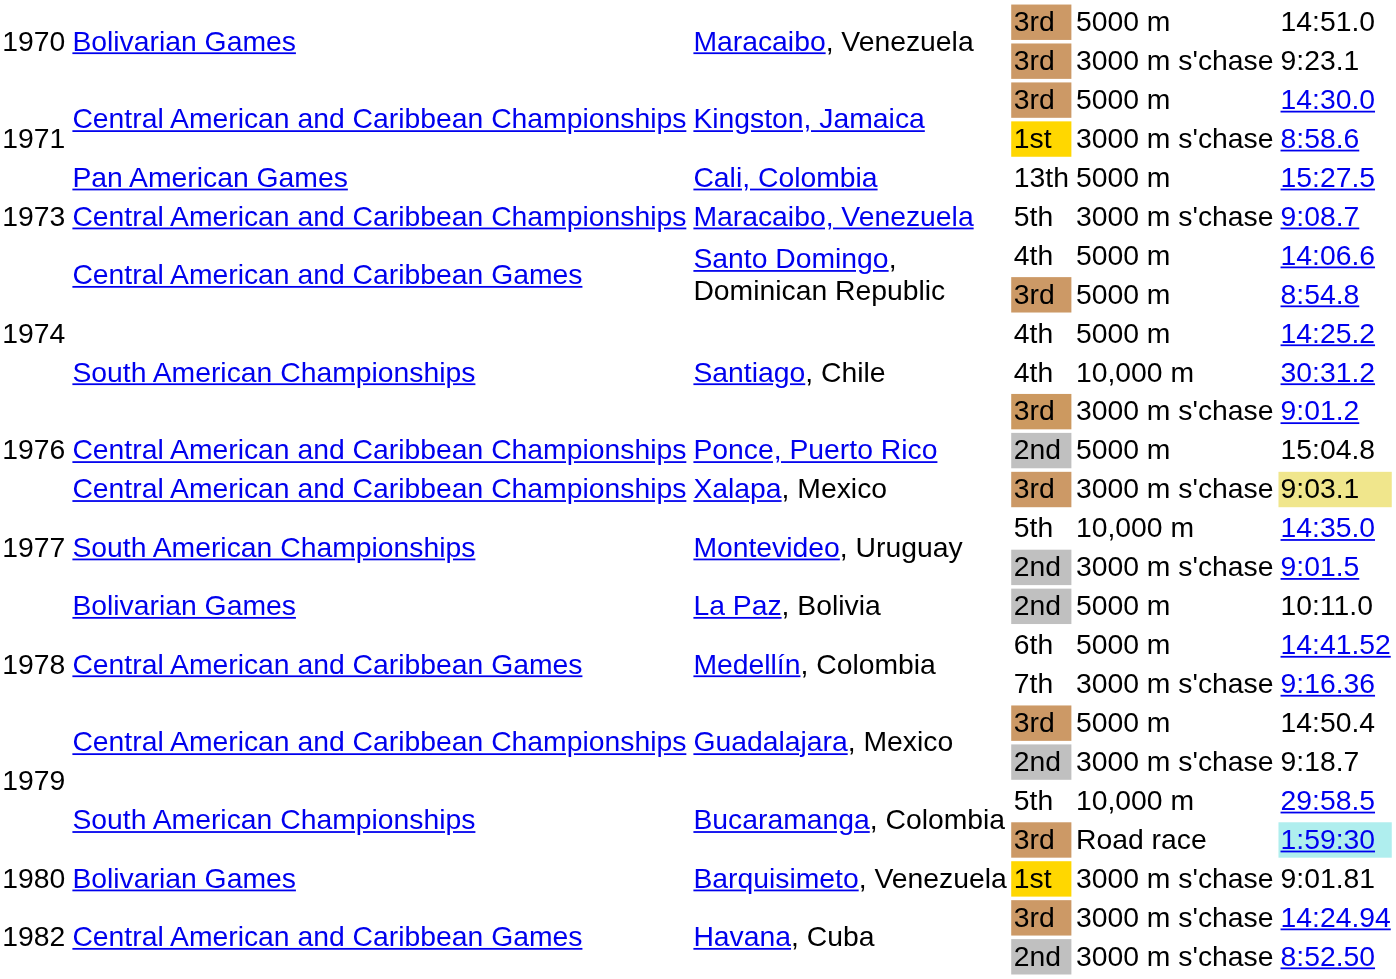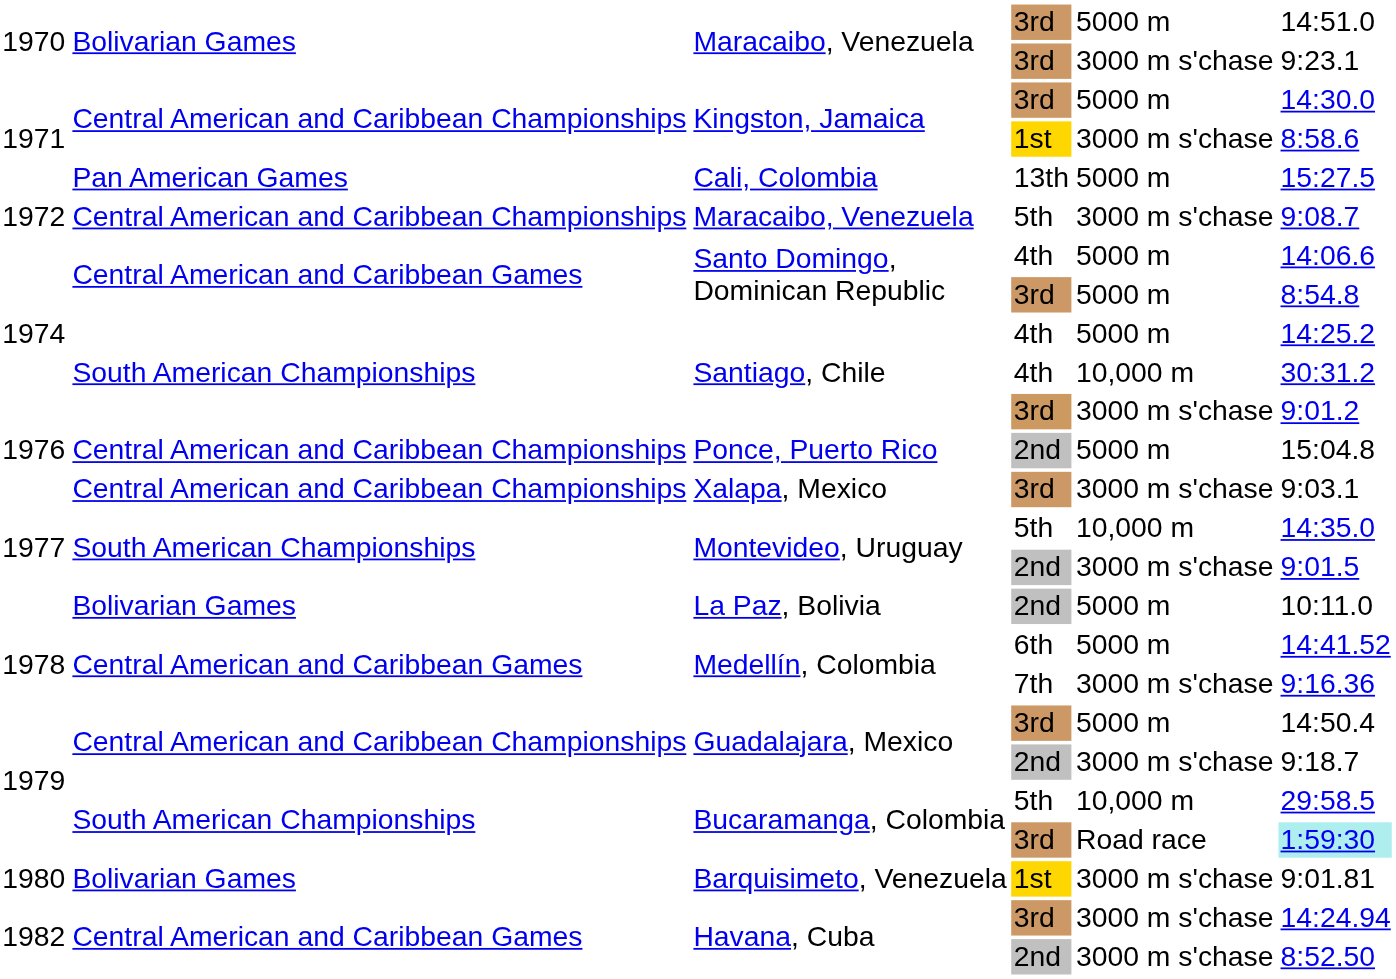(34, 216) 1973 -> (34, 216) 1972
(1320, 489) khaki background -> (1320, 489) no background
